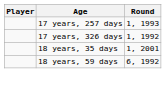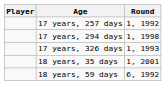(143, 23) 1, 1993 -> (143, 23) 1, 1992
+ row: (80, 36)
(143, 36) 1, 1992 -> (143, 49) 1, 1993
